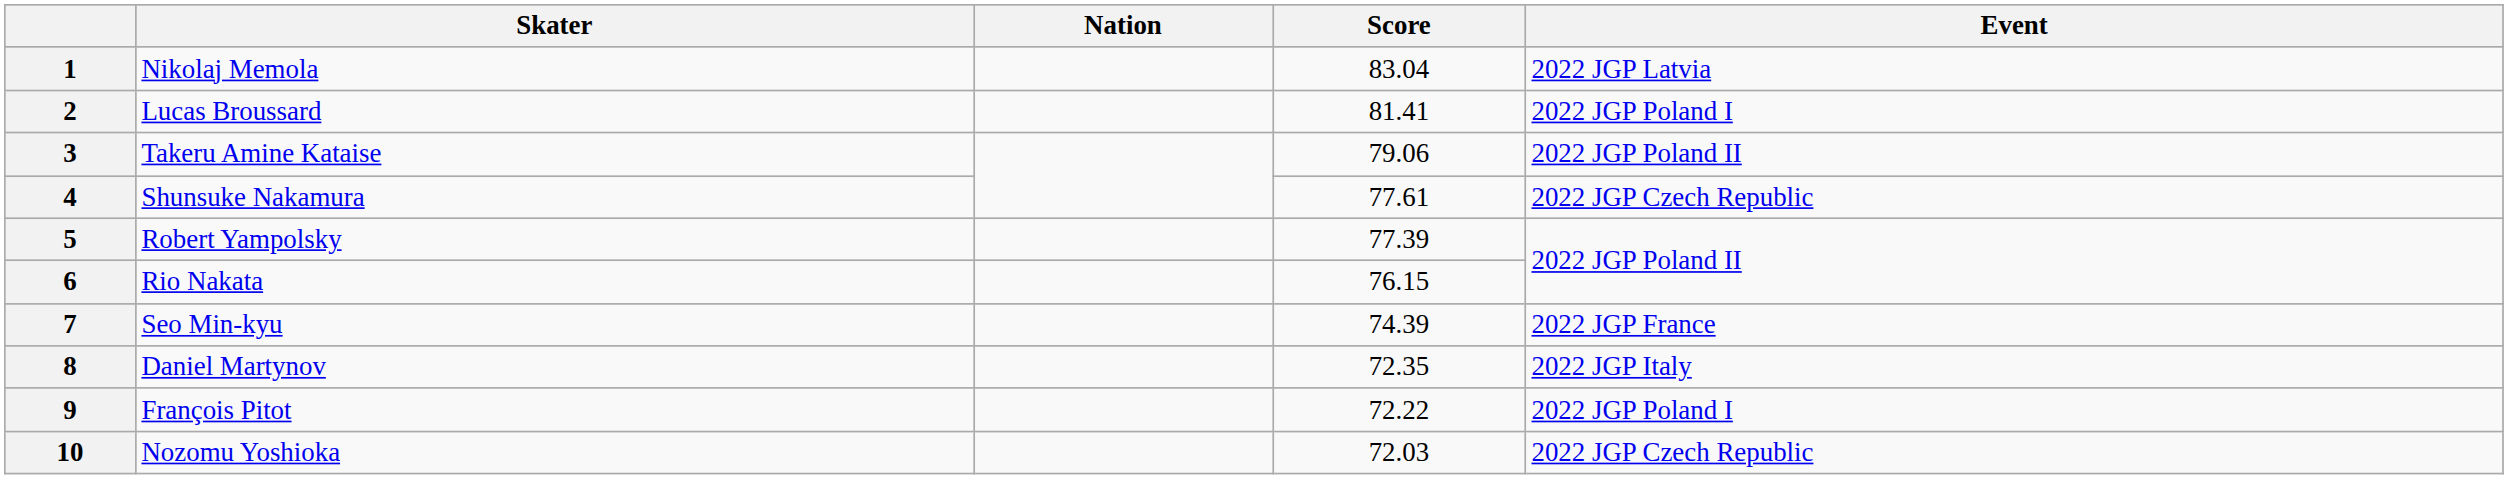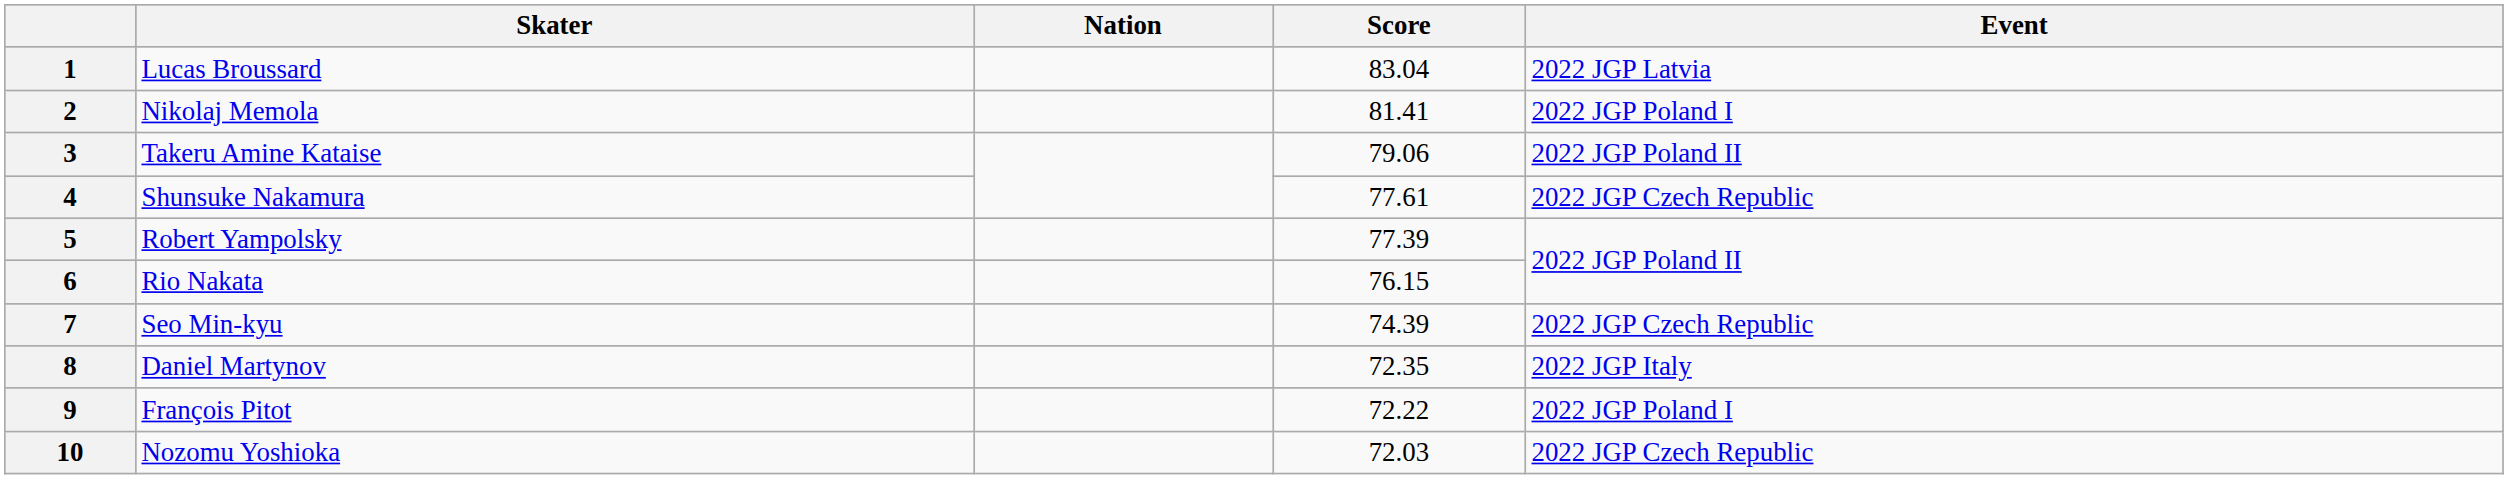(230, 68) Nikolaj Memola -> (231, 68) Lucas Broussard
(231, 111) Lucas Broussard -> (230, 111) Nikolaj Memola
(1624, 324) 2022 JGP France -> (1672, 324) 2022 JGP Czech Republic
